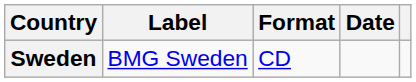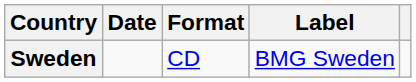columns swapped: (370, 22) <-> (178, 22)
